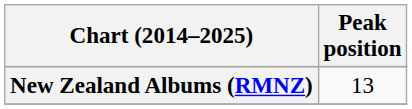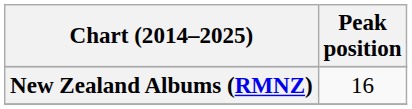(362, 85) 13 -> (362, 85) 16
